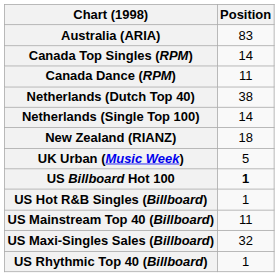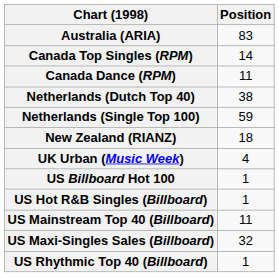(246, 117) 14 -> (246, 117) 59
(246, 158) 5 -> (246, 158) 4
(246, 179) bold -> (246, 179) normal
